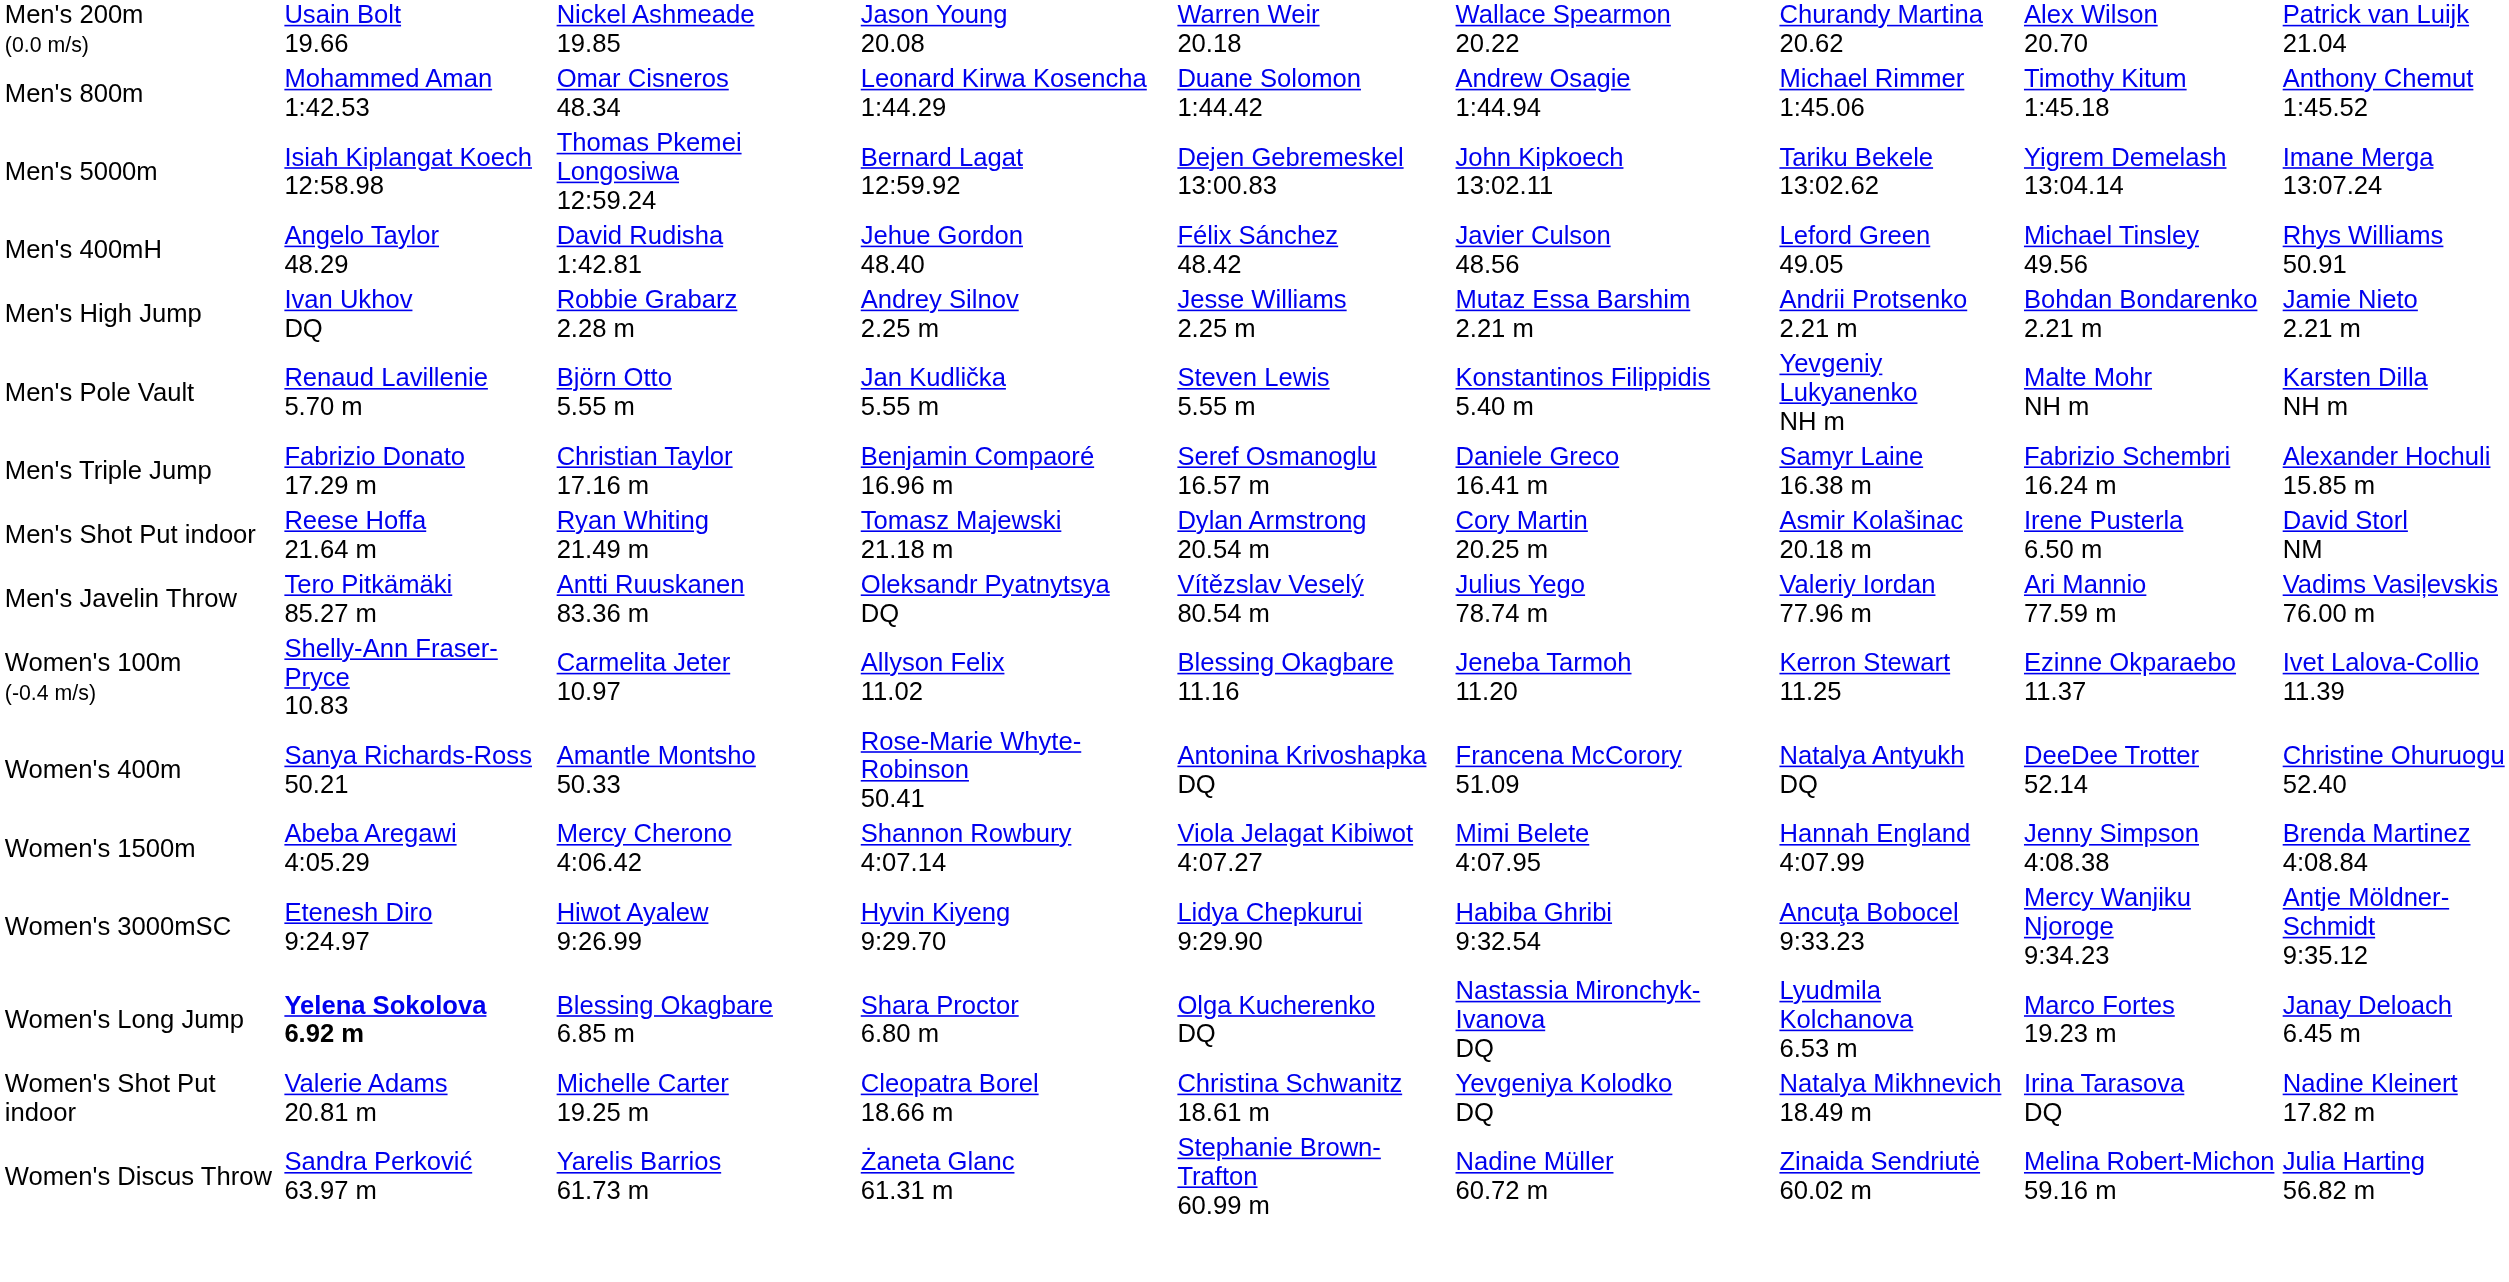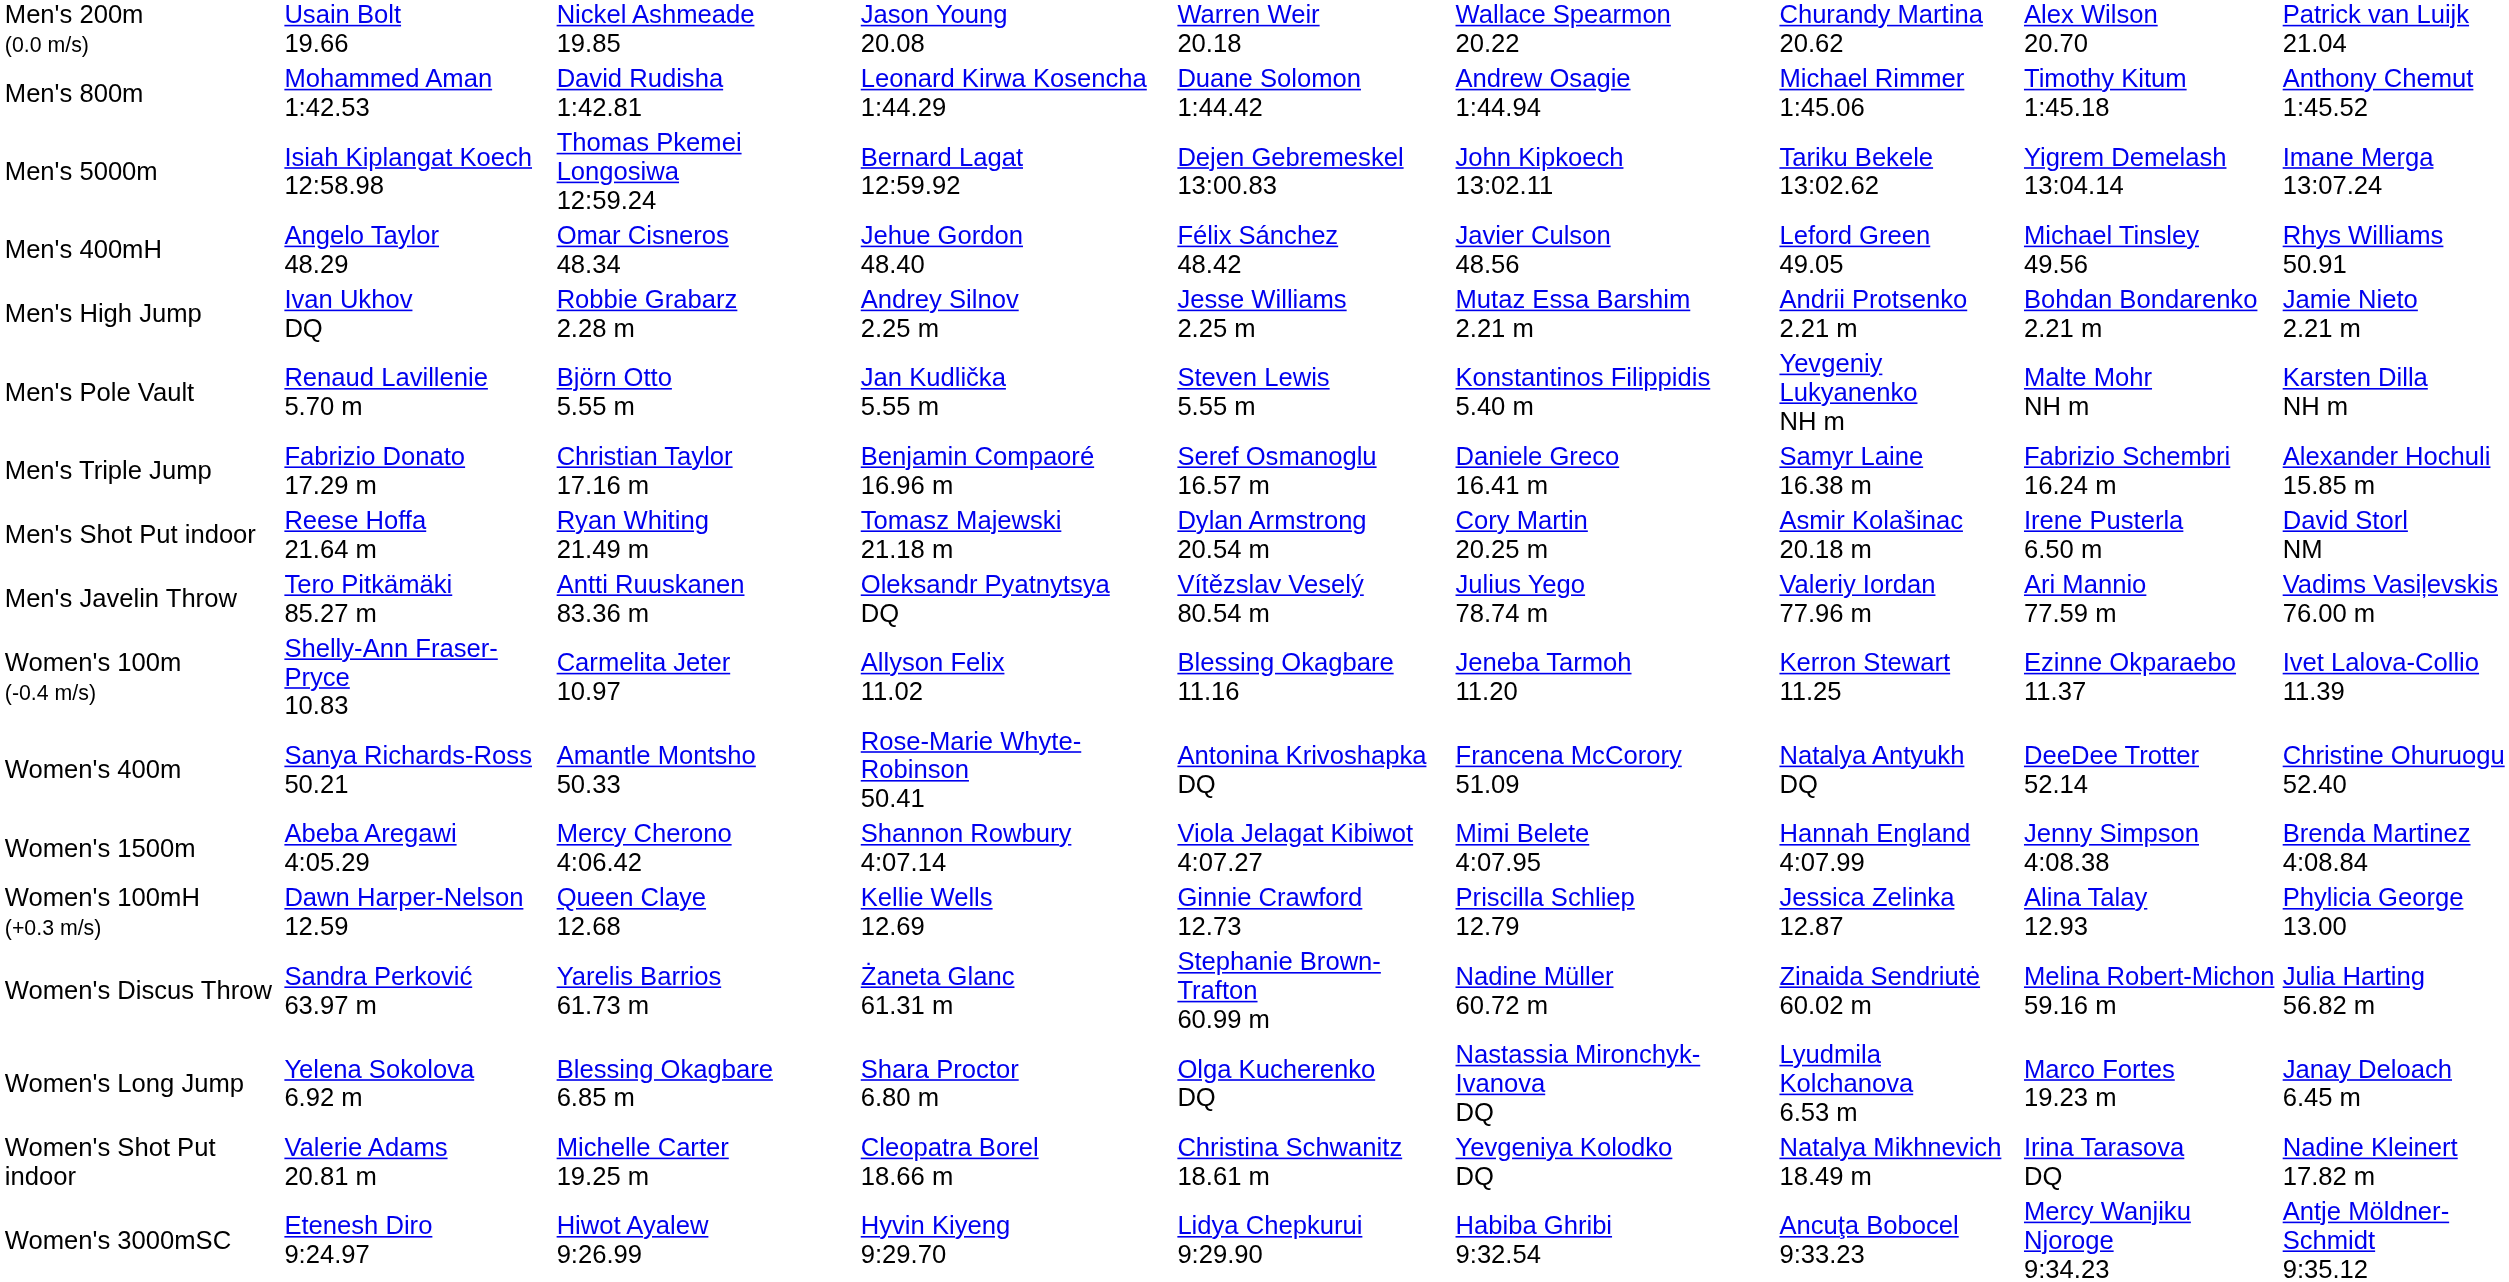(643, 93) Omar Cisneros 48.34 -> (640, 93) David Rudisha 1:42.81
(640, 250) David Rudisha 1:42.81 -> (643, 250) Omar Cisneros 48.34
+ row: (102, 912)
rows swapped: (118, 926) <-> (138, 1176)
(385, 1019) bold -> (379, 1083) normal
